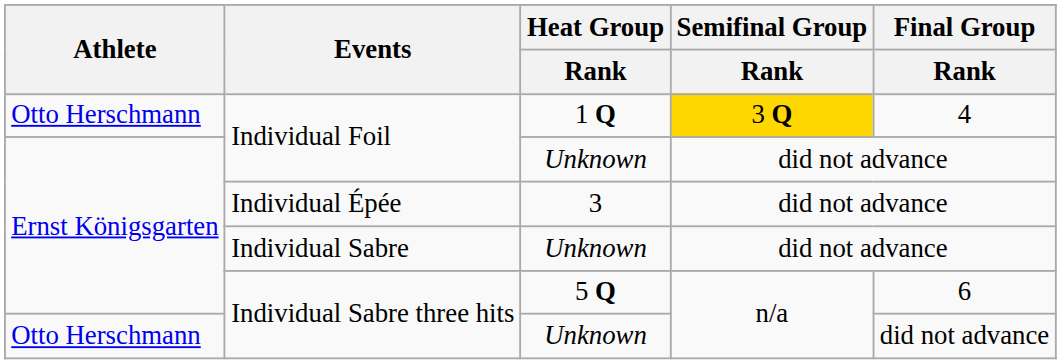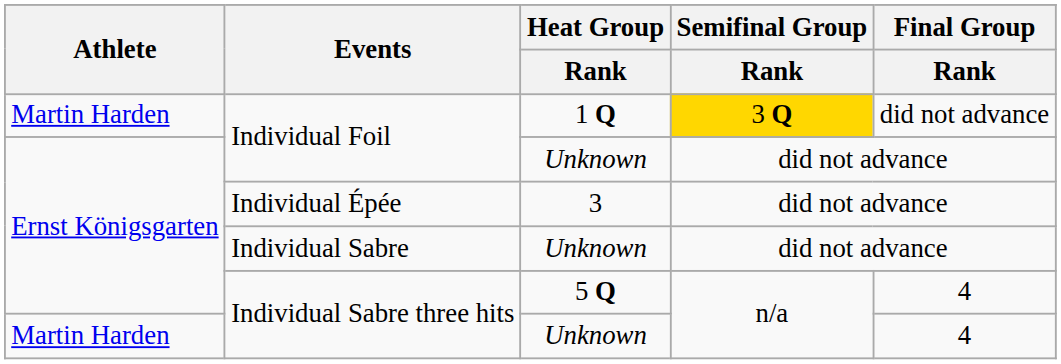(106, 115) Otto Herschmann -> (90, 115) Martin Harden
(965, 115) 4 -> (965, 115) did not advance
(965, 292) 6 -> (965, 292) 4
(106, 336) Otto Herschmann -> (90, 336) Martin Harden
(965, 336) did not advance -> (965, 336) 4
